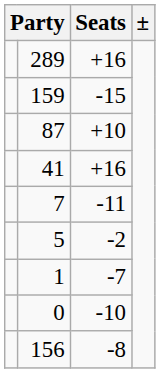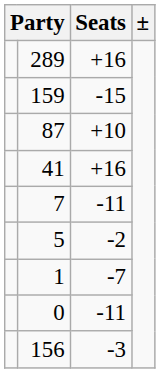(111, 312) -10 -> (111, 312) -11
(116, 349) -8 -> (116, 349) -3
